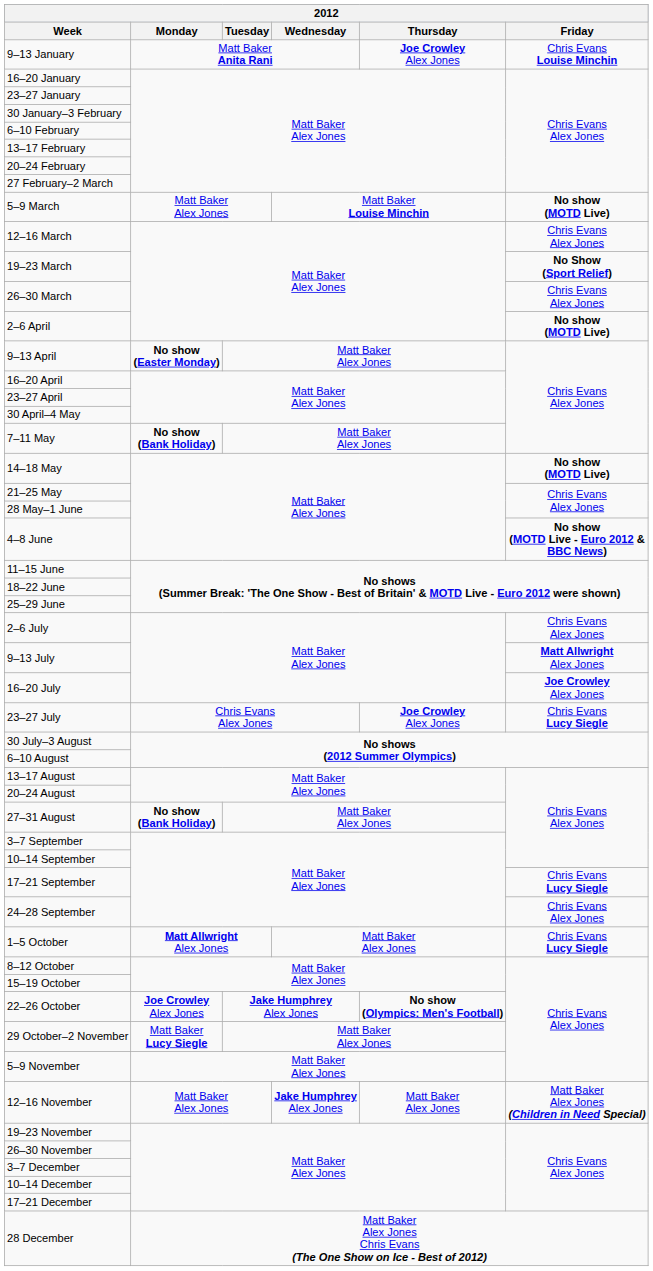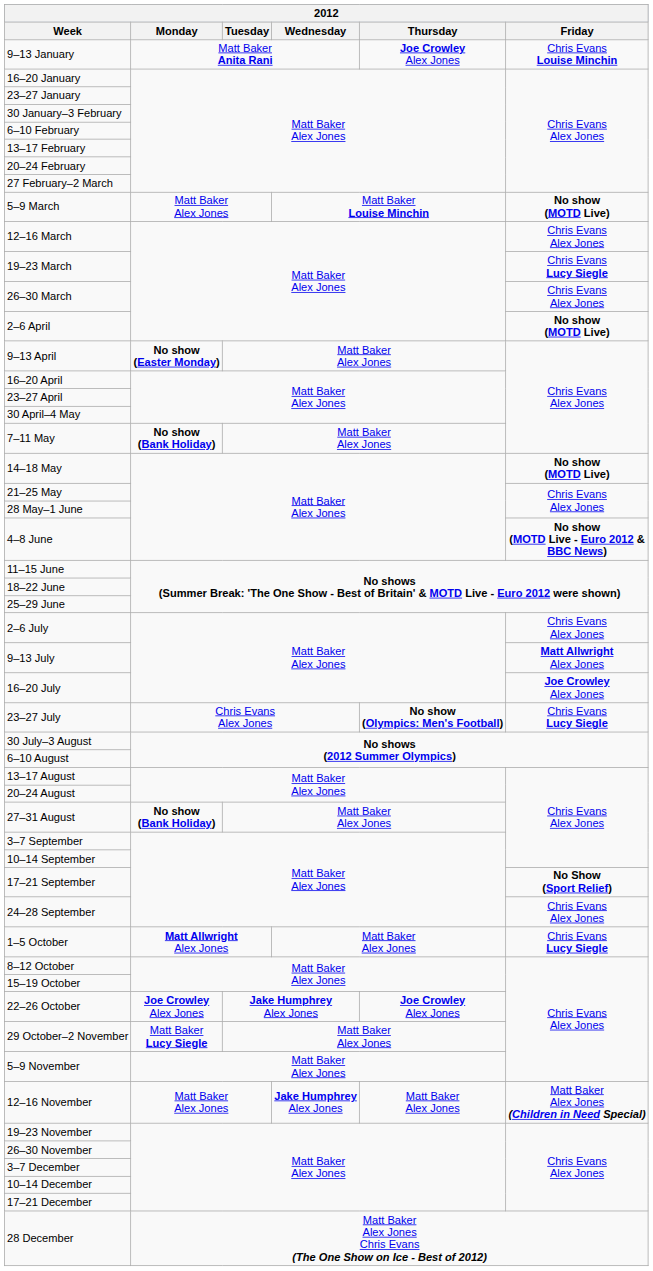(577, 267) No Show (Sport Relief) -> (577, 267) Chris Evans Lucy Siegle
(433, 718) Joe Crowley Alex Jones -> (433, 718) No show (Olympics: Men's Football)
(577, 882) Chris Evans Lucy Siegle -> (577, 882) No Show (Sport Relief)
(433, 1007) No show (Olympics: Men's Football) -> (433, 1007) Joe Crowley Alex Jones
